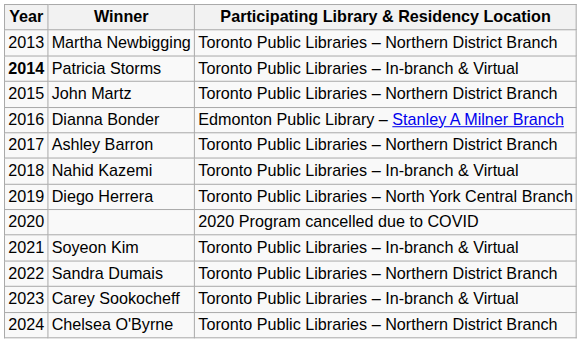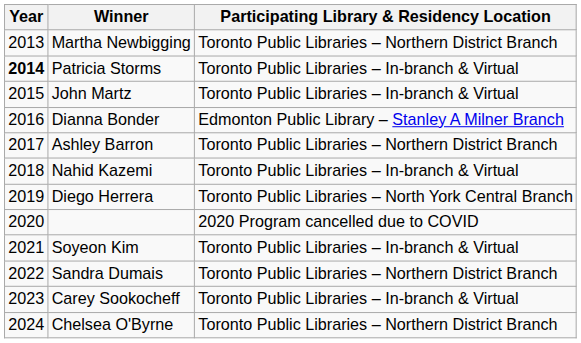(378, 94) Toronto Public Libraries – Northern District Branch -> (359, 94) Toronto Public Libraries – In-branch & Virtual
